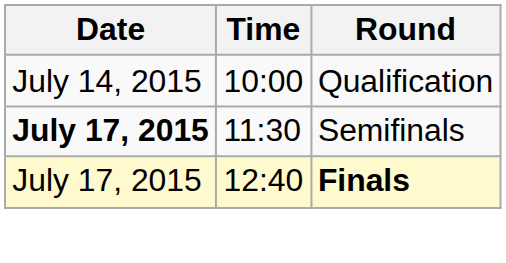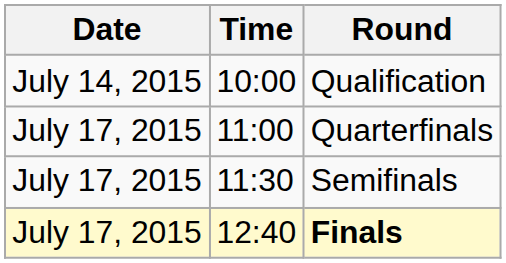+ row: (402, 130)
(111, 130) bold -> (107, 181) normal
